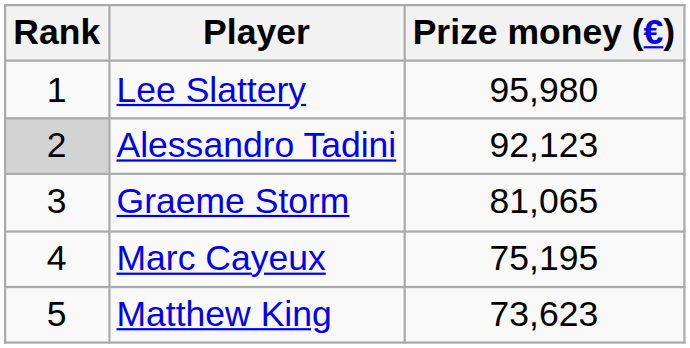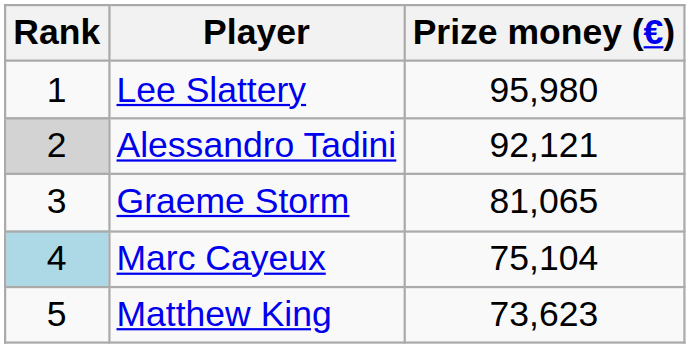(544, 145) 92,123 -> (544, 145) 92,121
(57, 257) no background -> (57, 257) lightblue background
(544, 257) 75,195 -> (544, 257) 75,104
